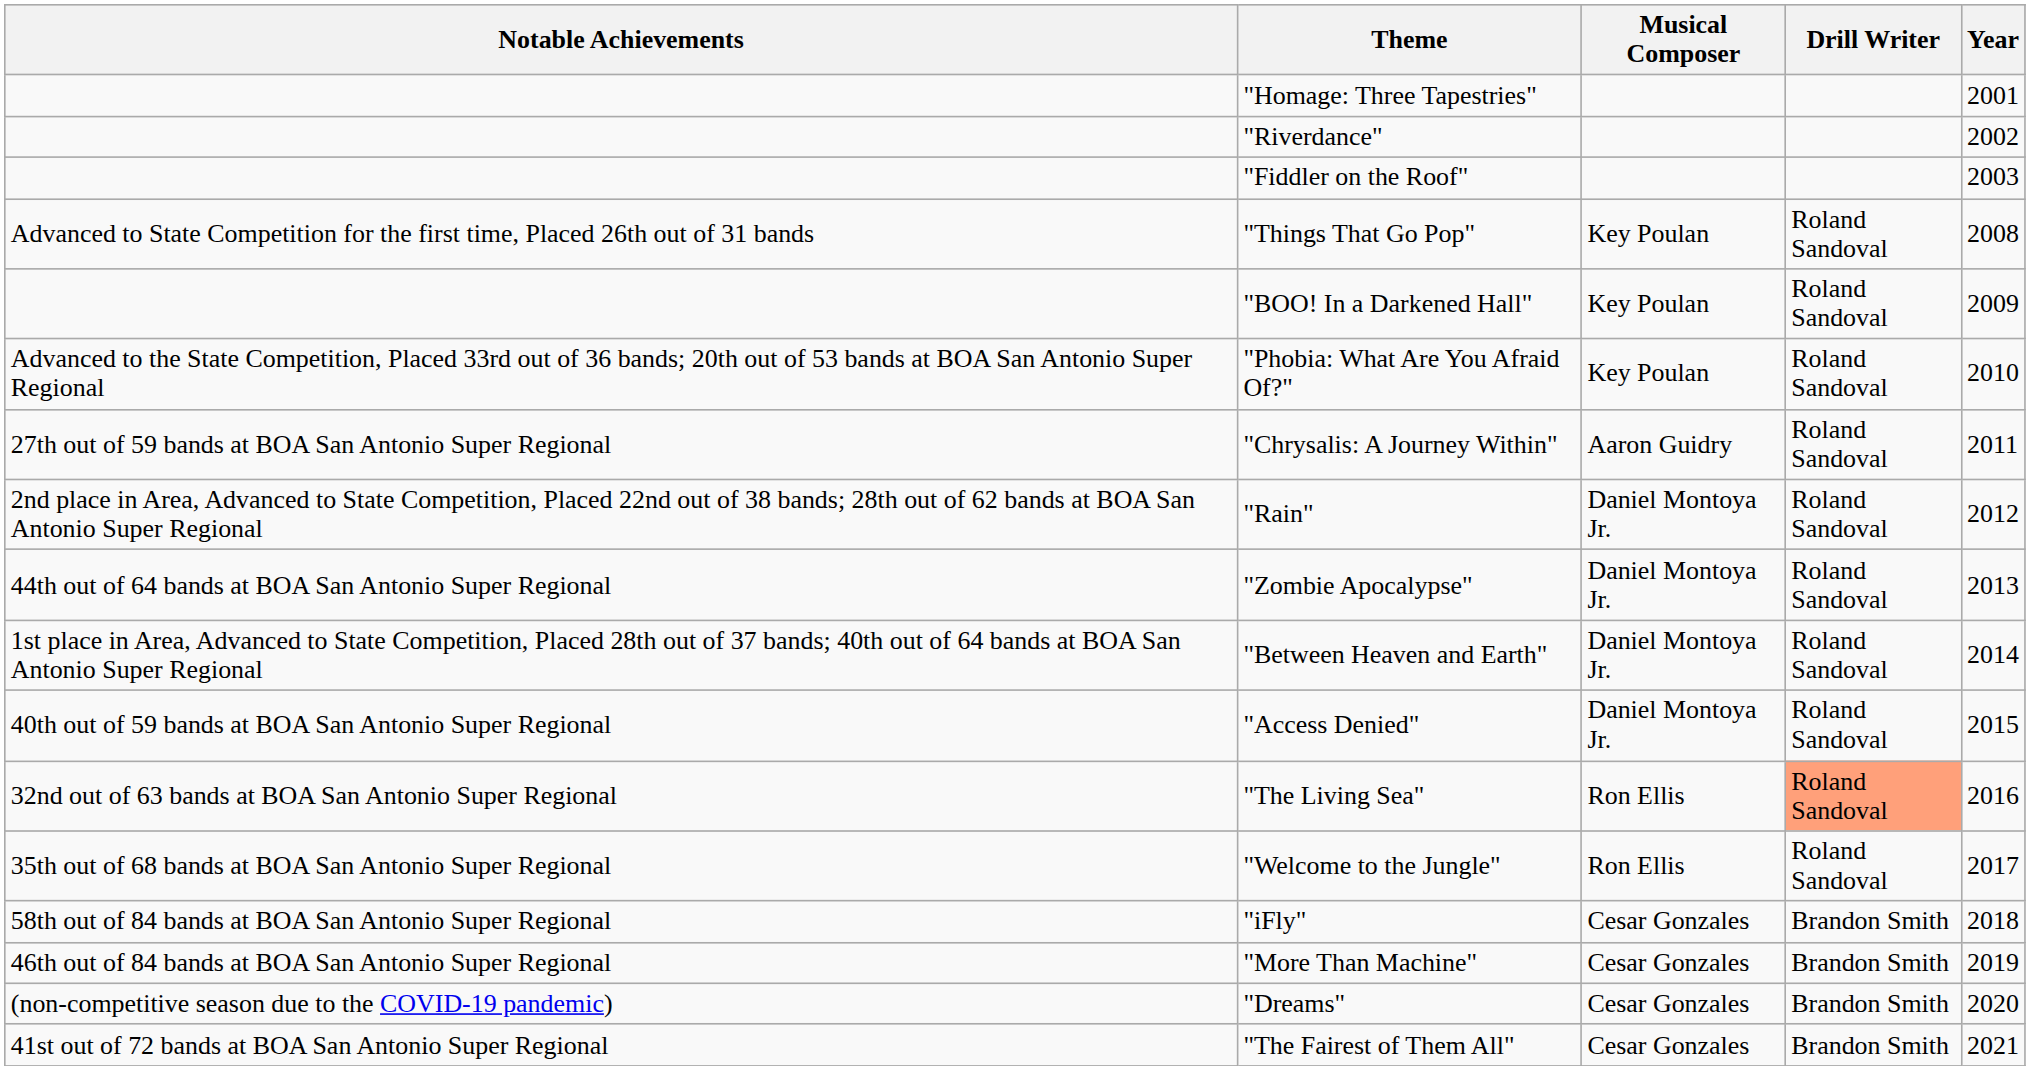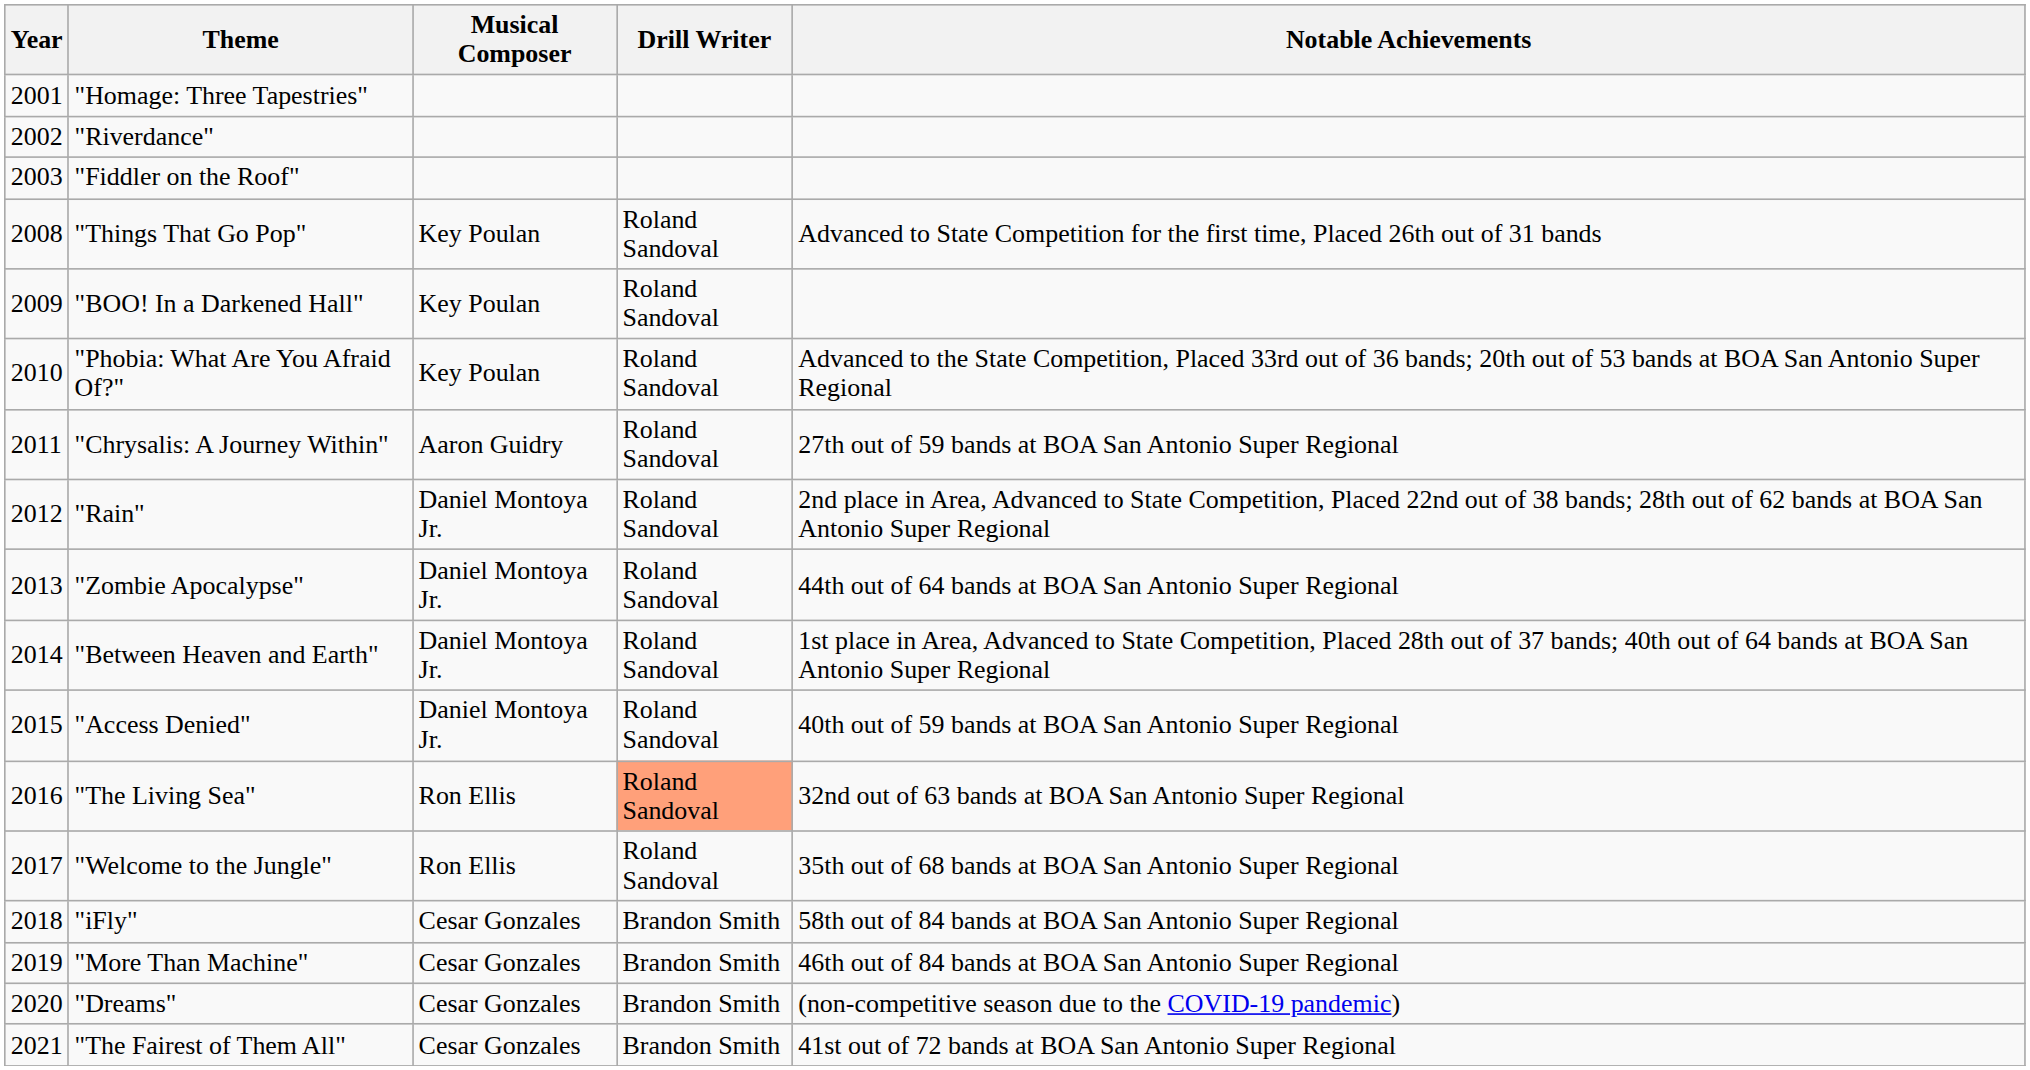columns swapped: (1993, 39) <-> (621, 39)
